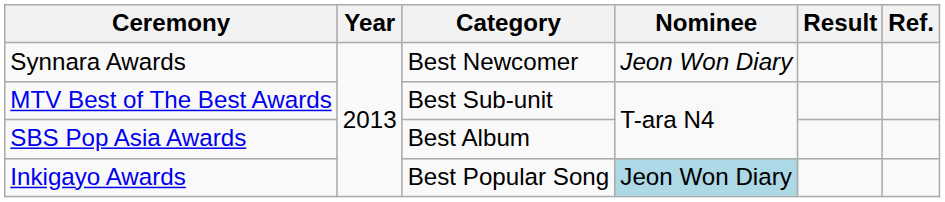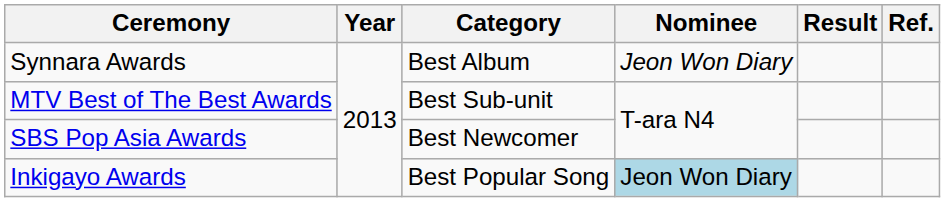(493, 61) Best Newcomer -> (469, 61) Best Album
(469, 138) Best Album -> (493, 138) Best Newcomer
